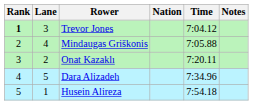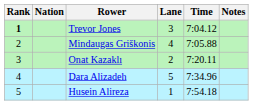columns swapped: (46, 12) <-> (167, 12)
